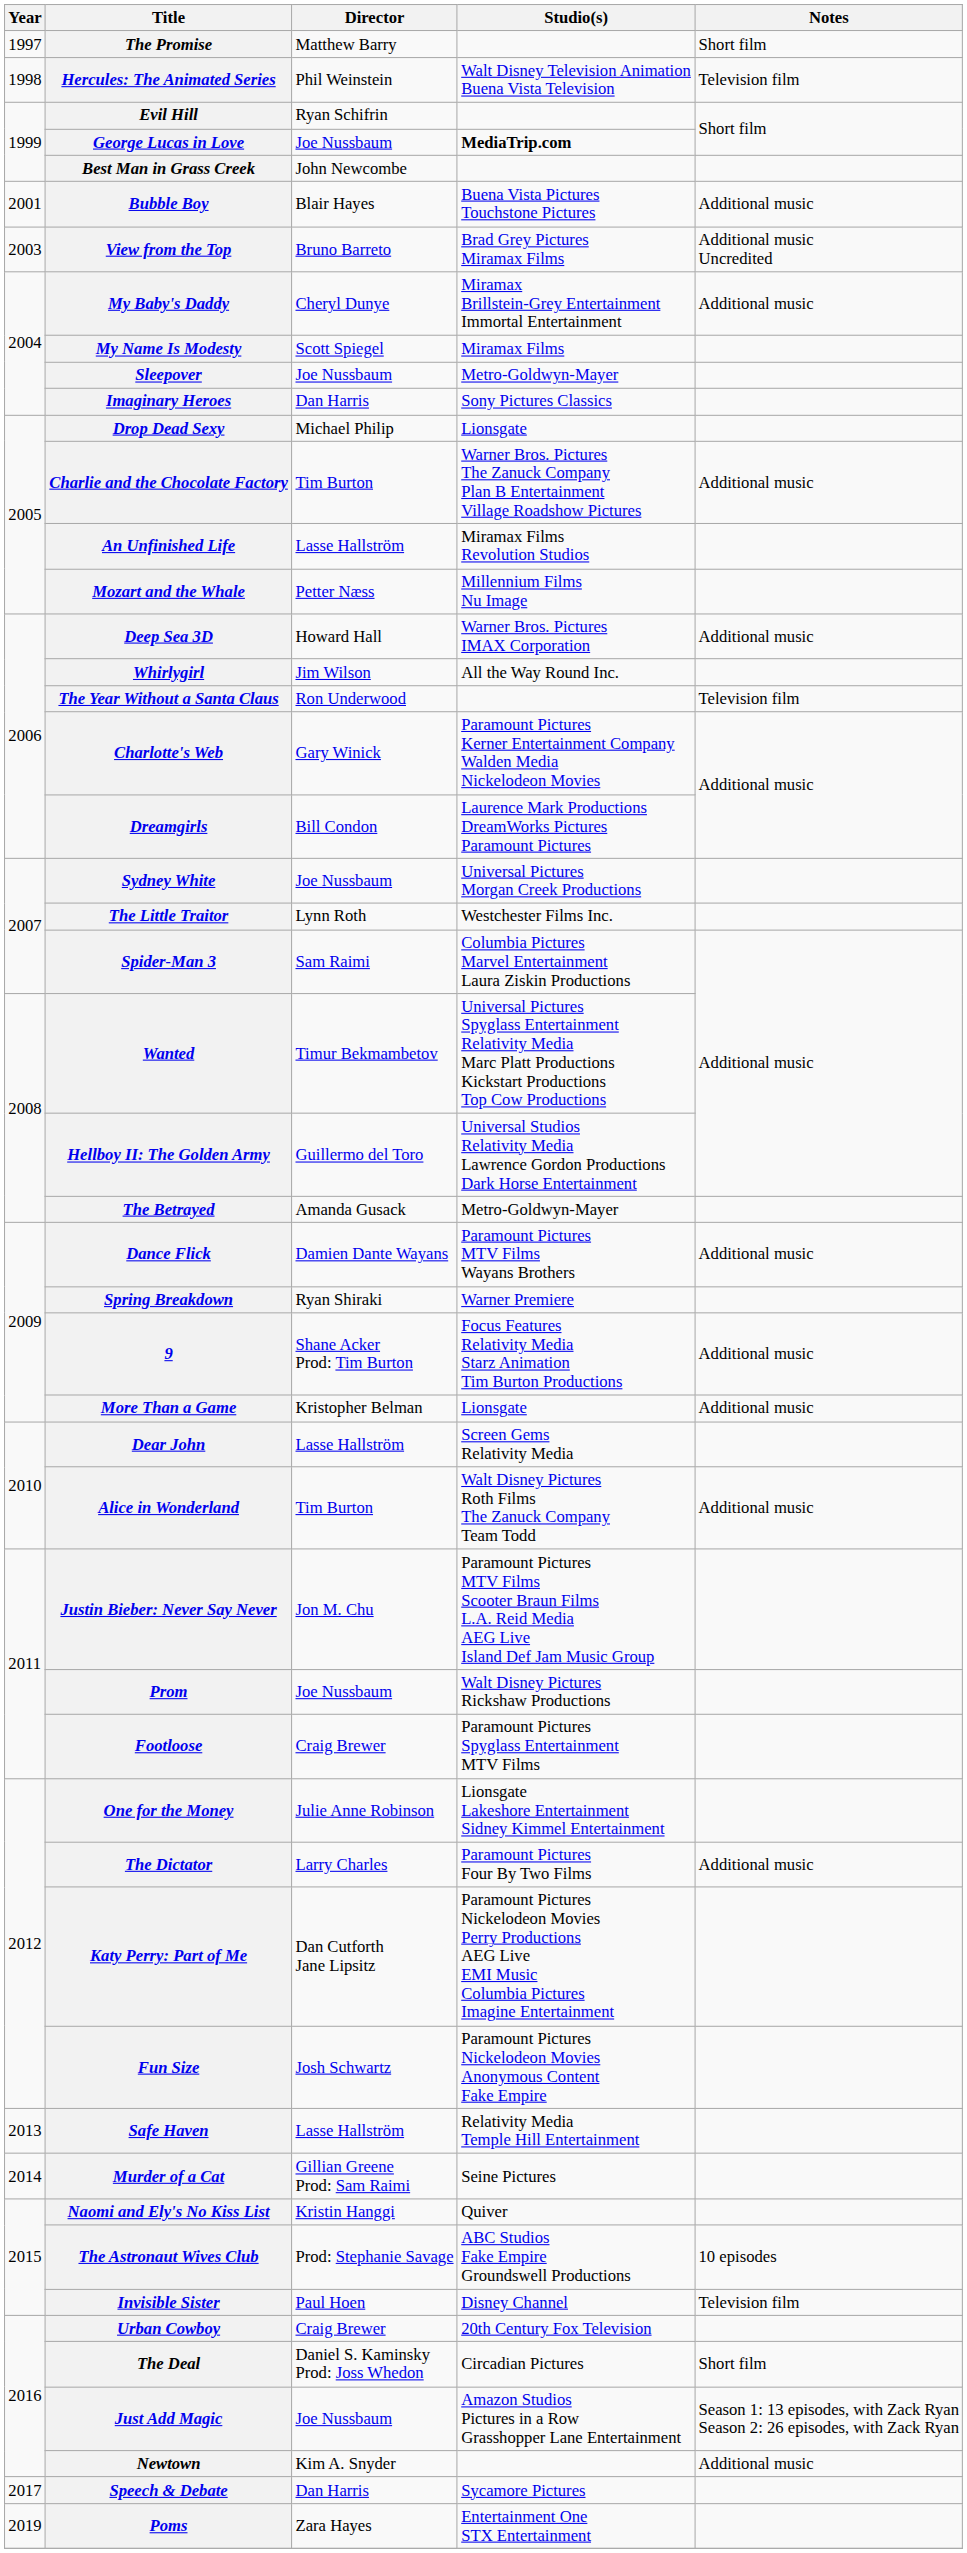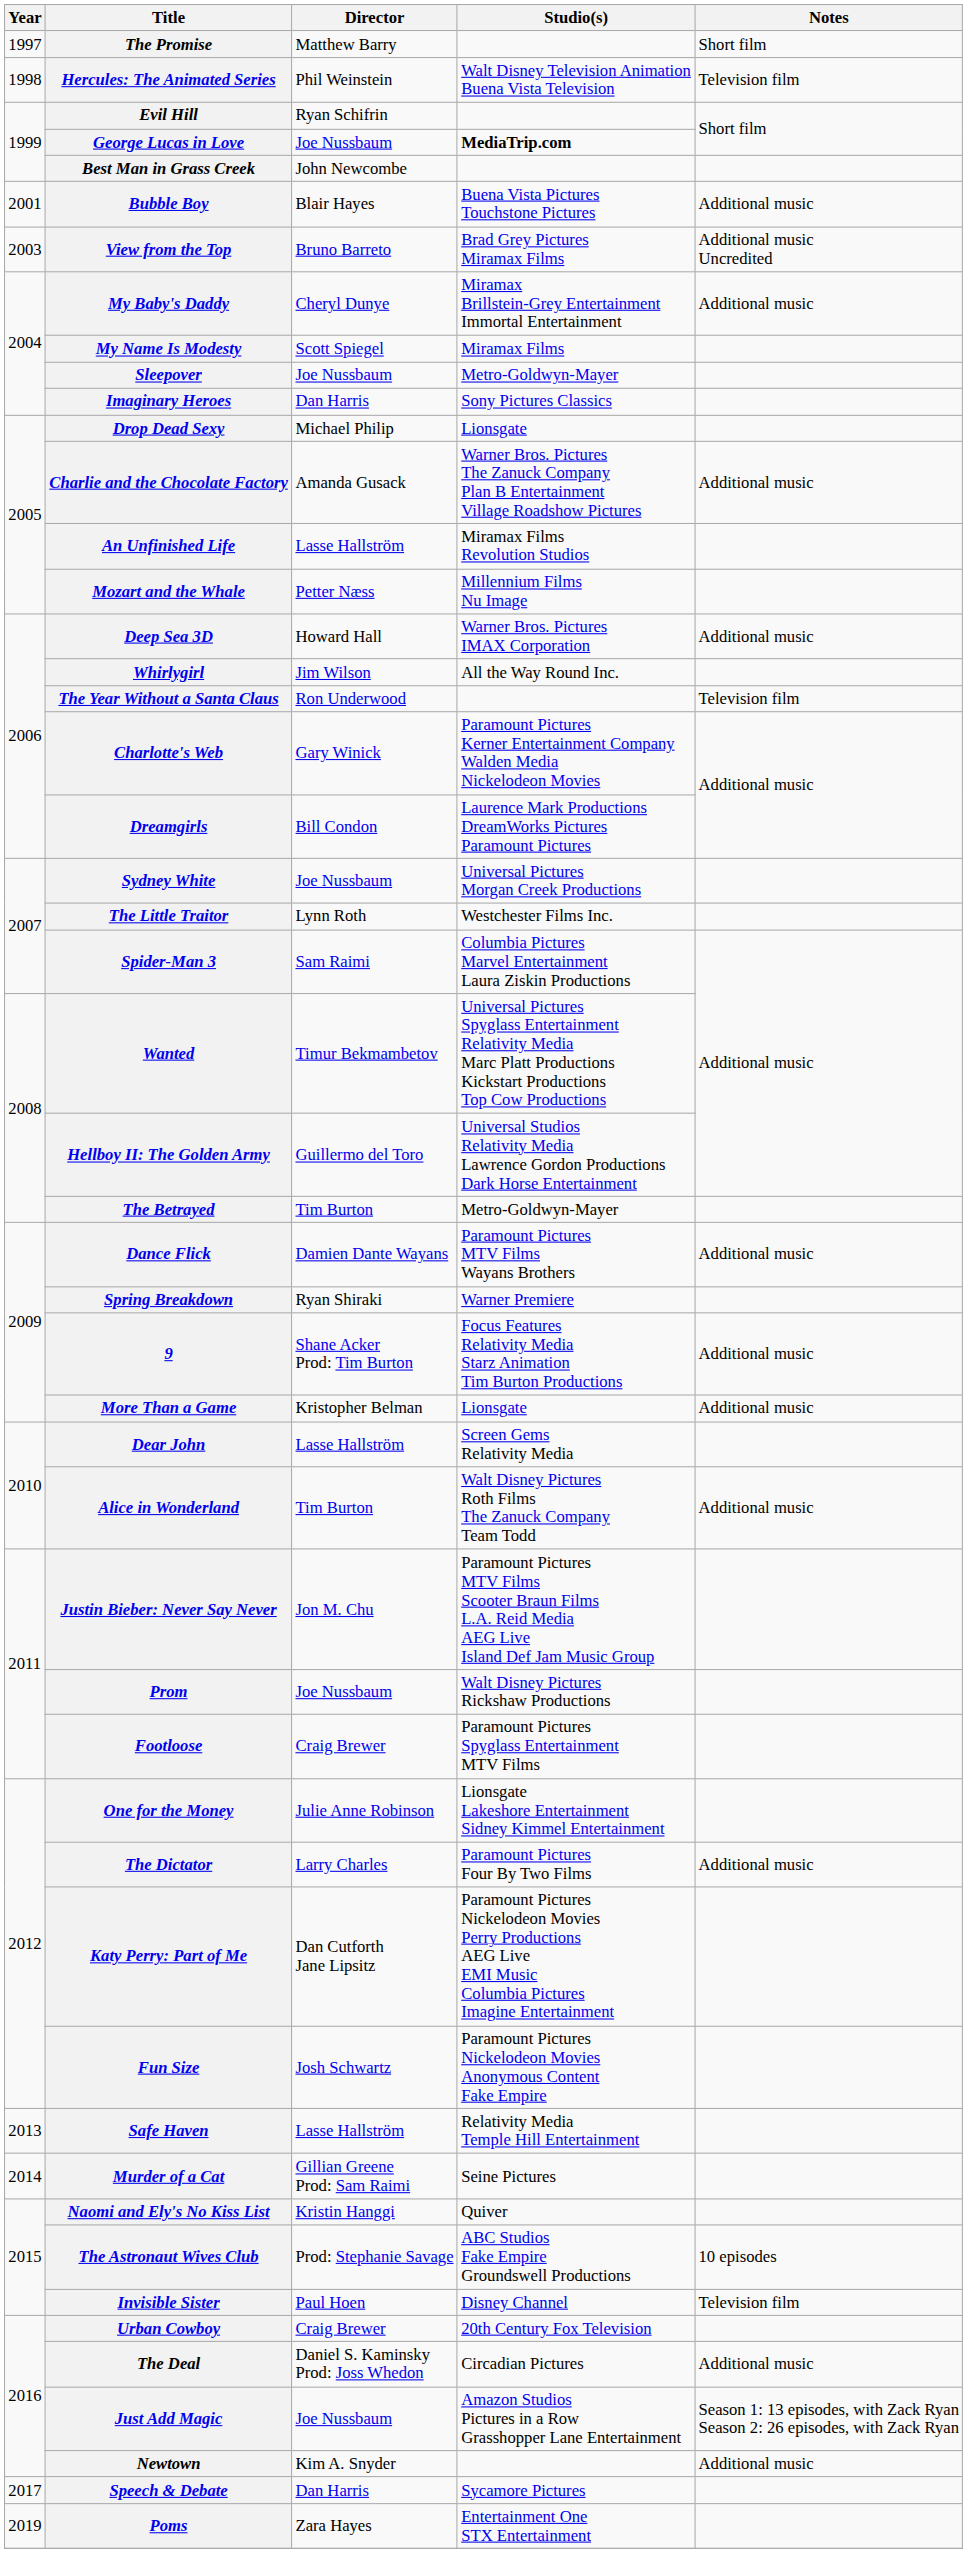(334, 482) Tim Burton -> (351, 482) Amanda Gusack
(351, 1209) Amanda Gusack -> (334, 1209) Tim Burton
(733, 2364) Short film -> (756, 2364) Additional music
